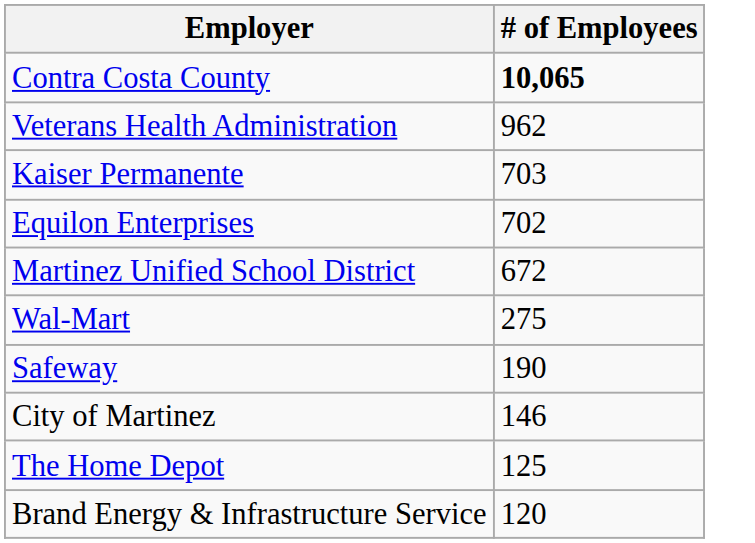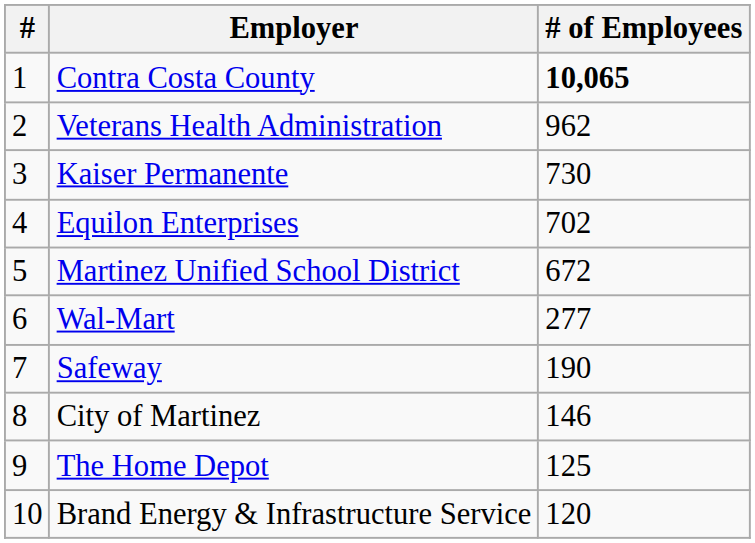+ column: (27, 28)
(524, 174) 703 -> (568, 174) 730
(524, 319) 275 -> (568, 319) 277
